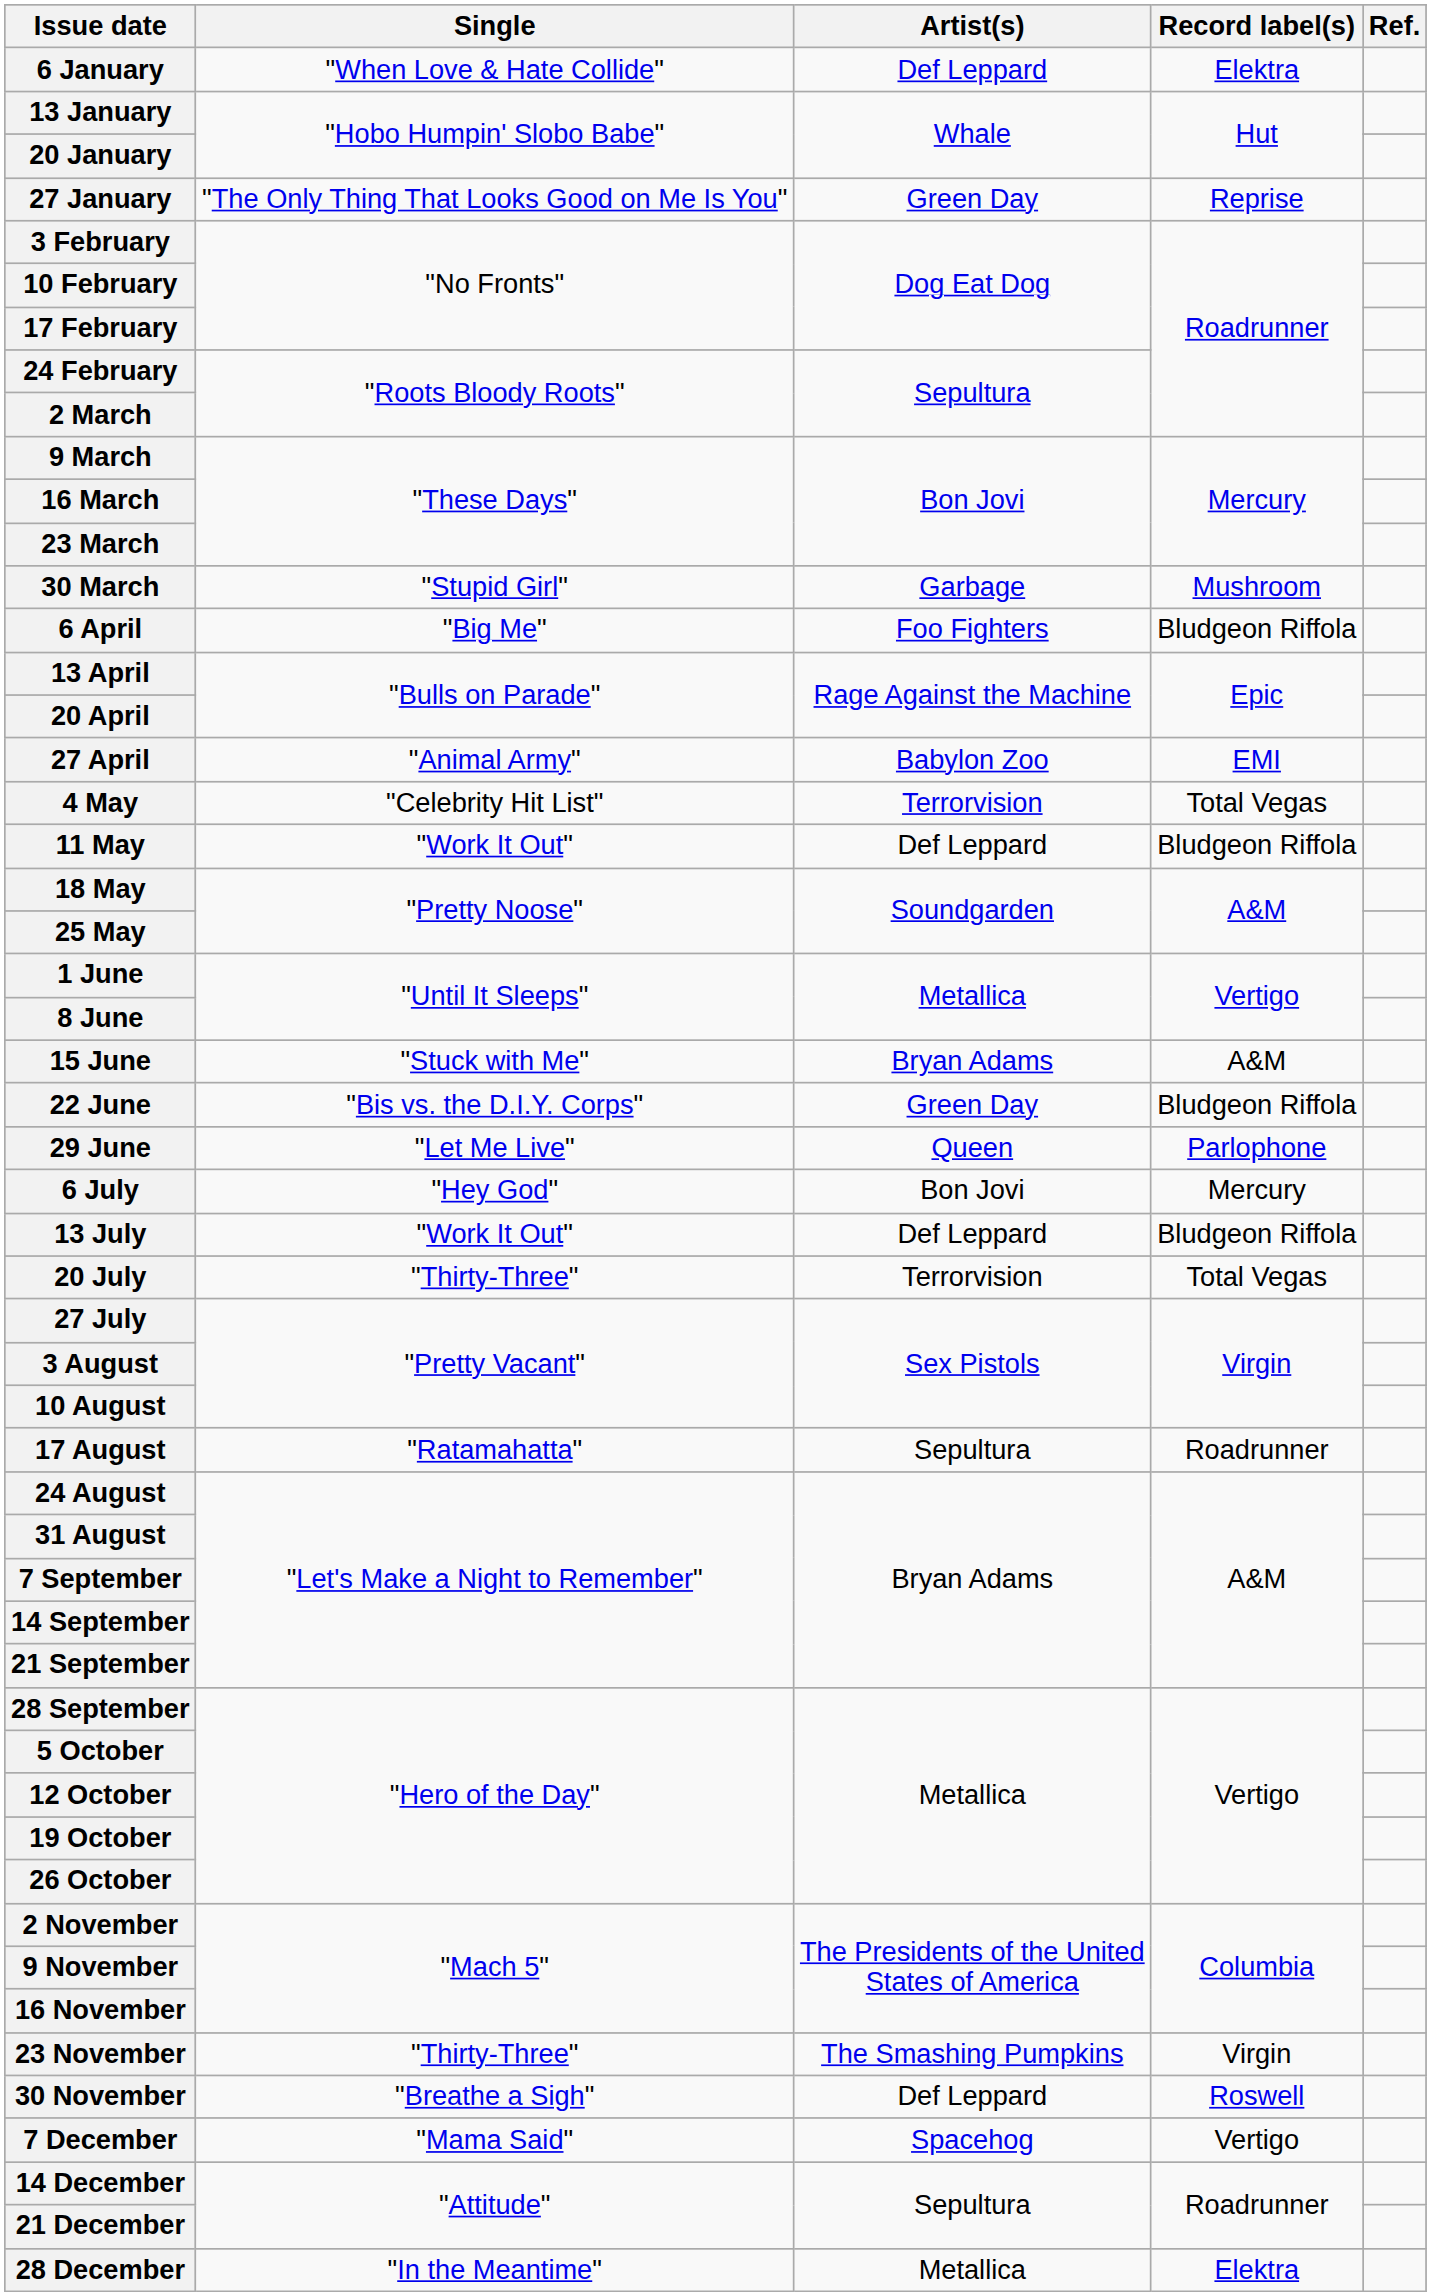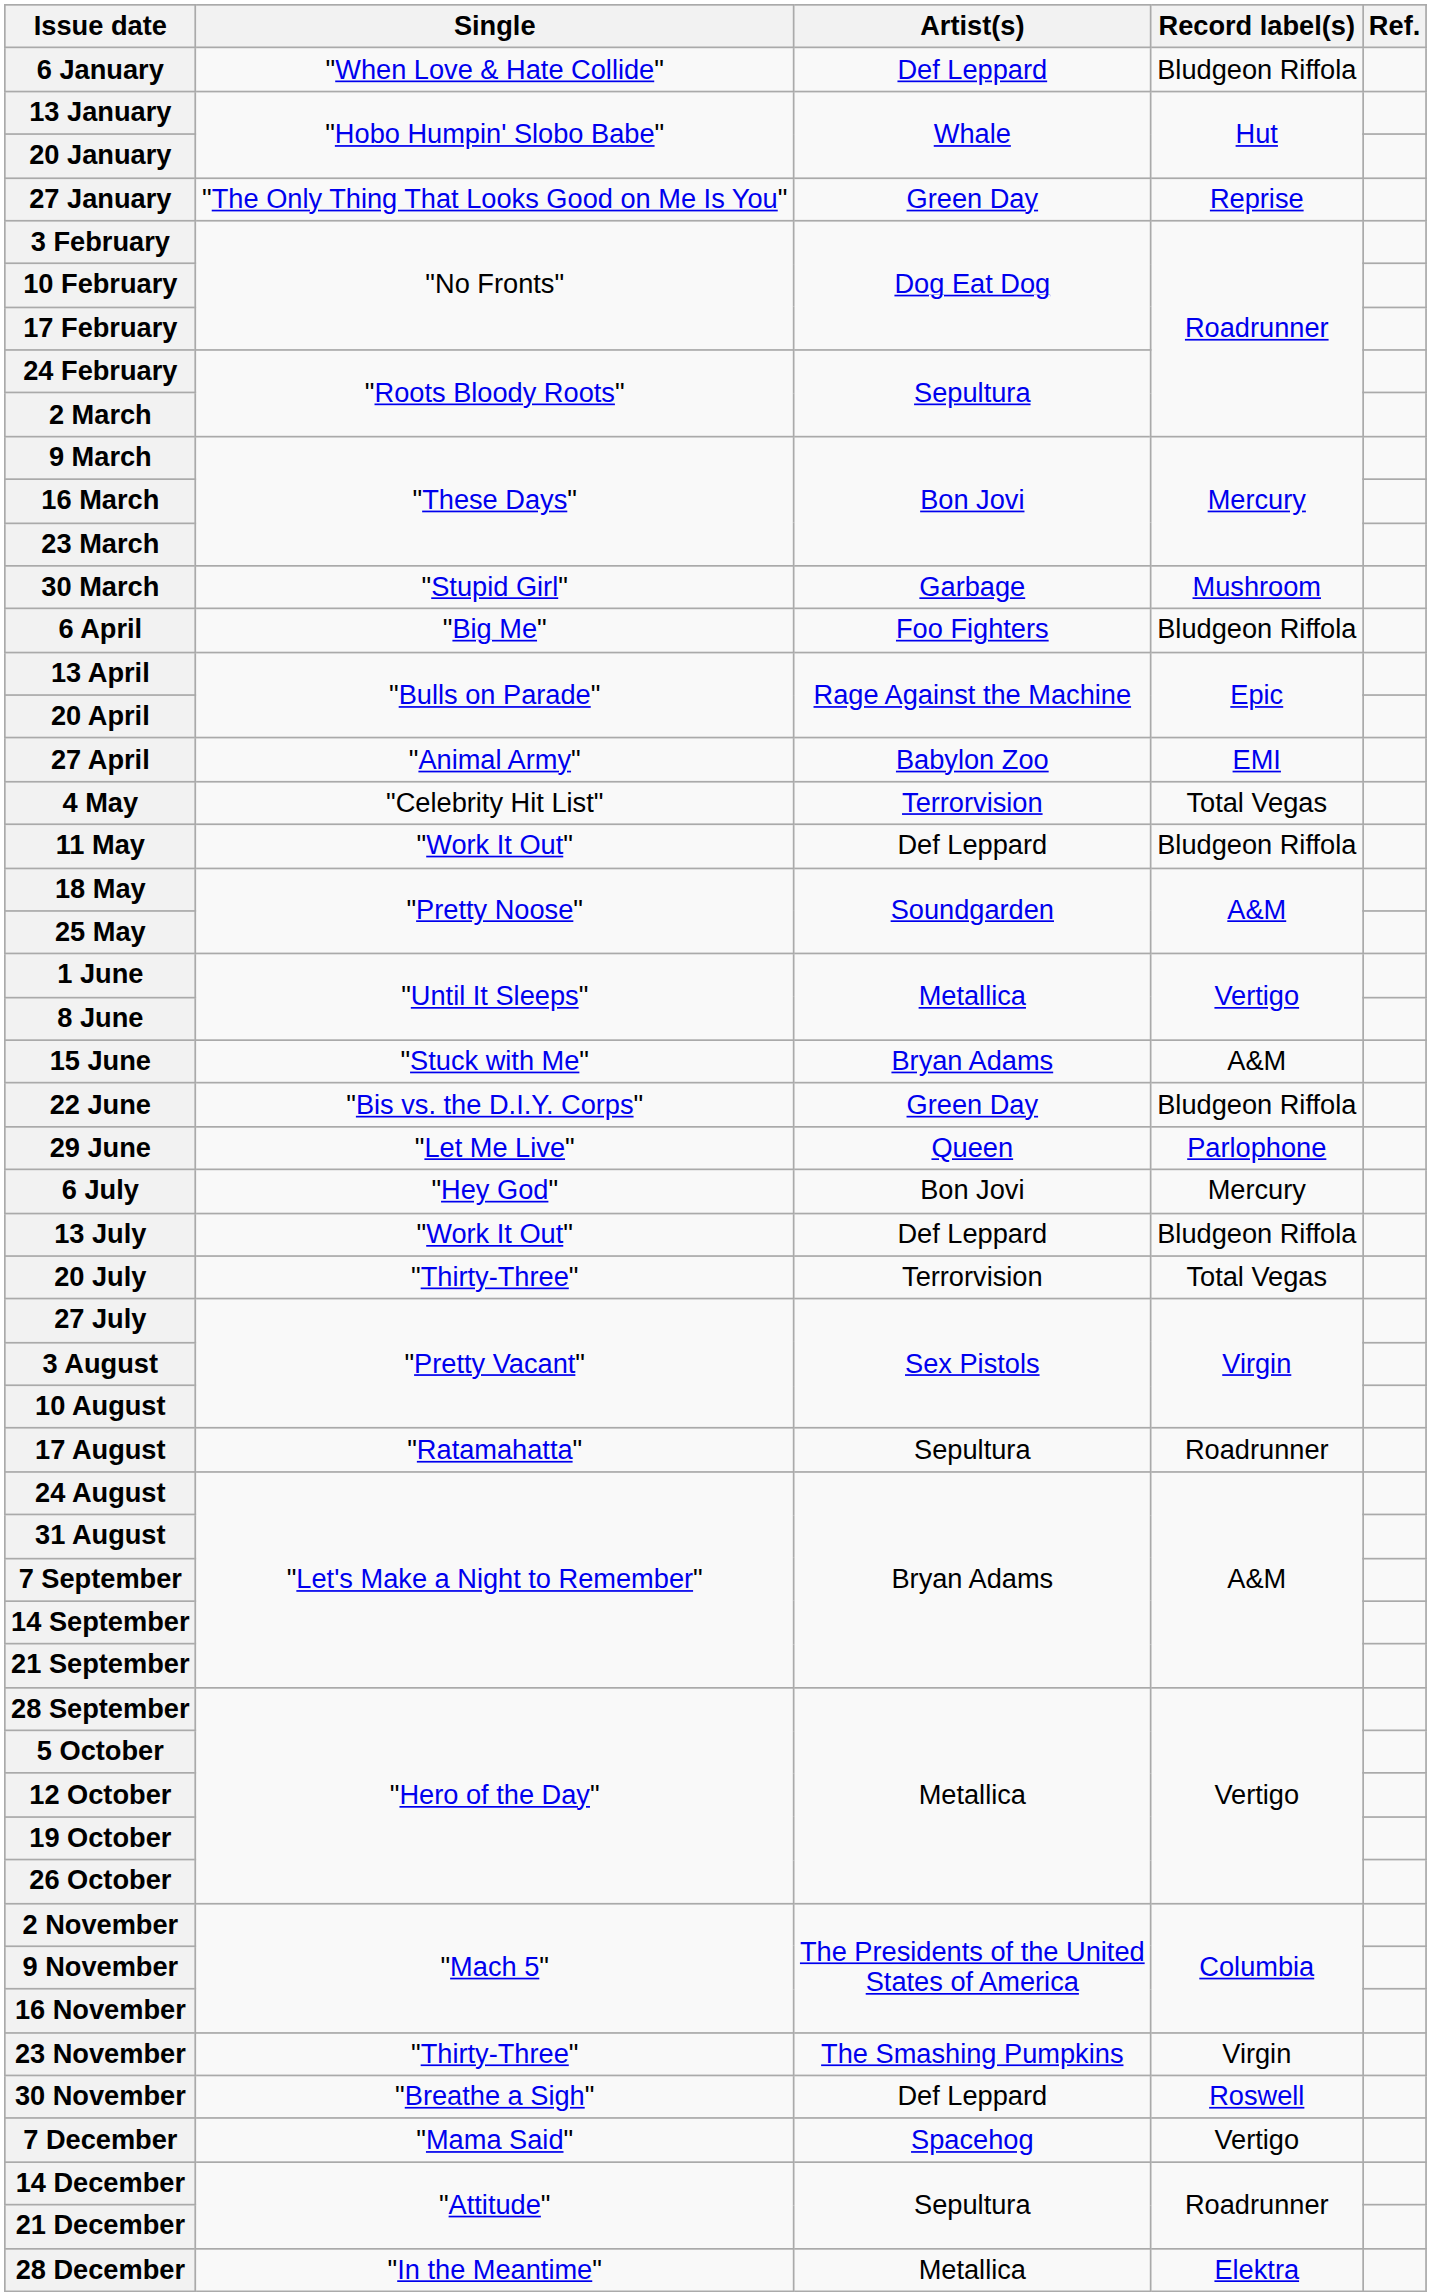(1257, 69) Elektra -> (1257, 69) Bludgeon Riffola
